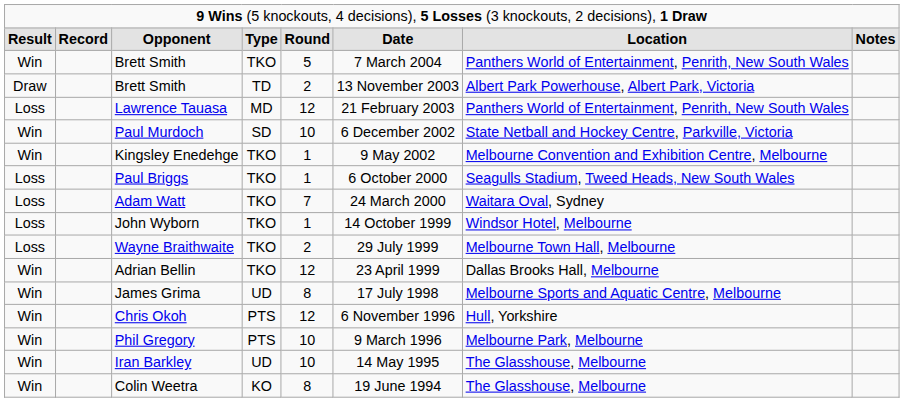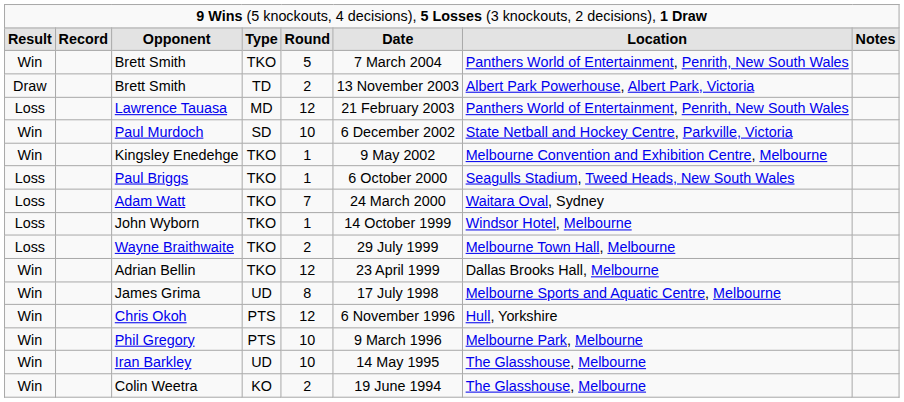(307, 385) 8 -> (307, 385) 2
